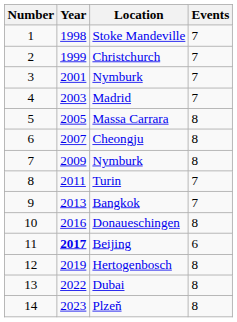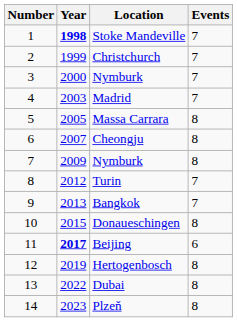(73, 35) normal -> (73, 35) bold
(73, 77) 2001 -> (73, 77) 2000
(73, 181) 2011 -> (73, 181) 2012
(73, 222) 2016 -> (73, 222) 2015
